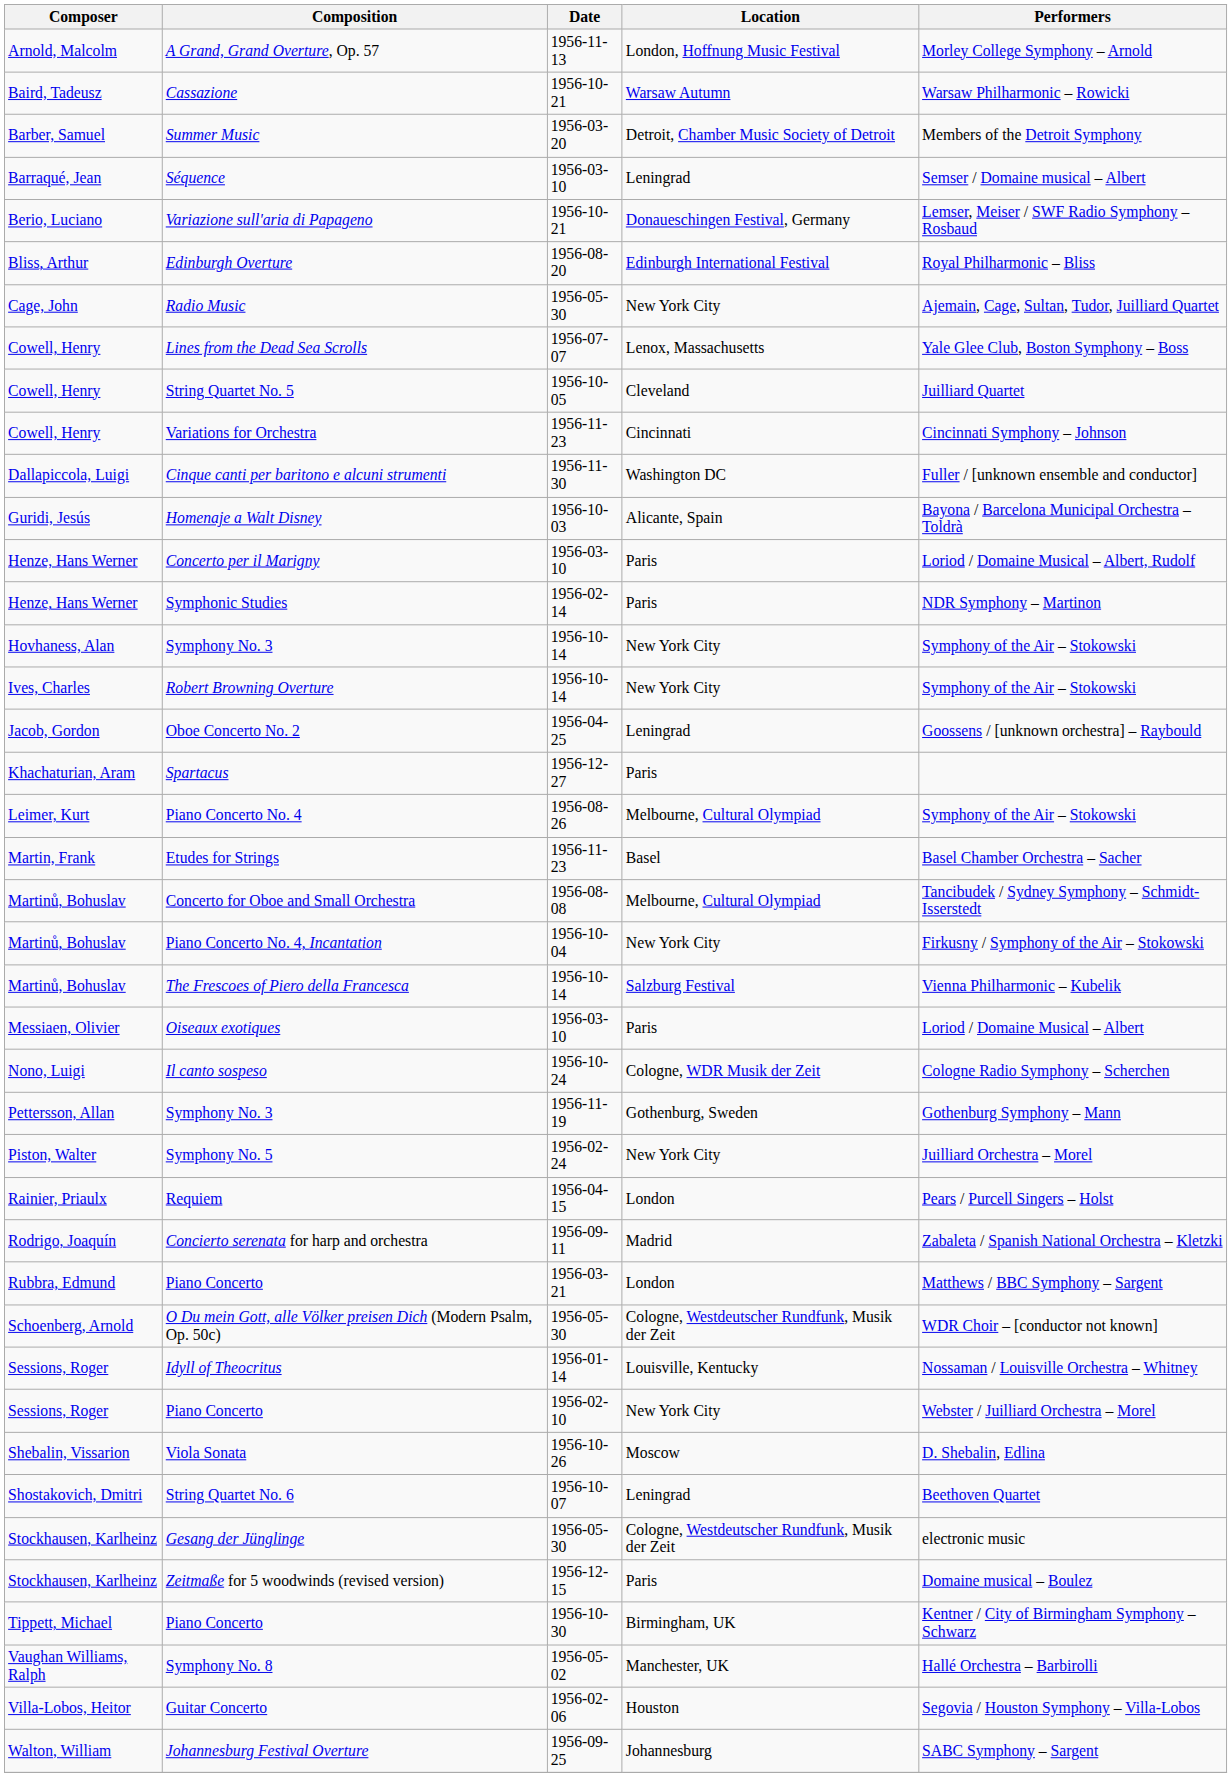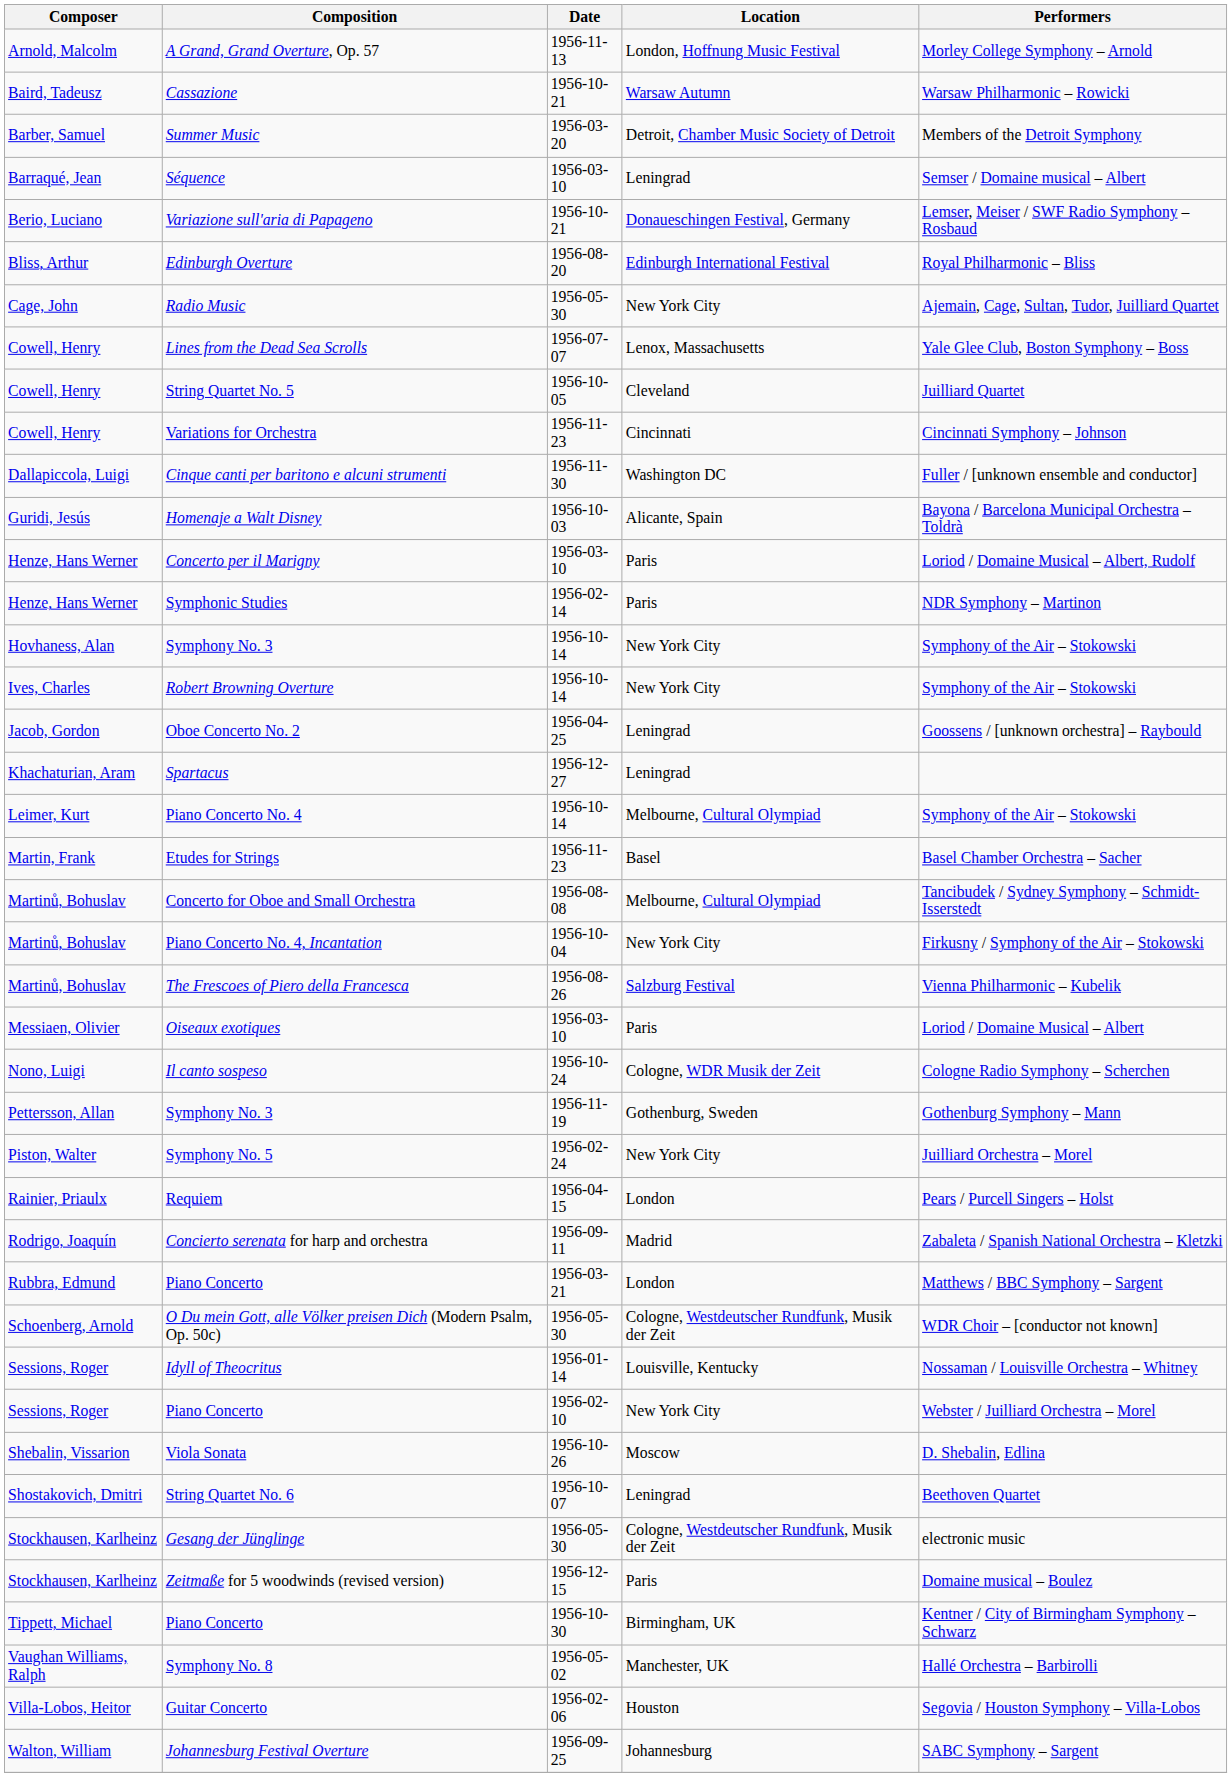(642, 773) Paris -> (658, 773) Leningrad
(579, 815) 1956-08-26 -> (579, 815) 1956-10-14
(579, 985) 1956-10-14 -> (579, 985) 1956-08-26
